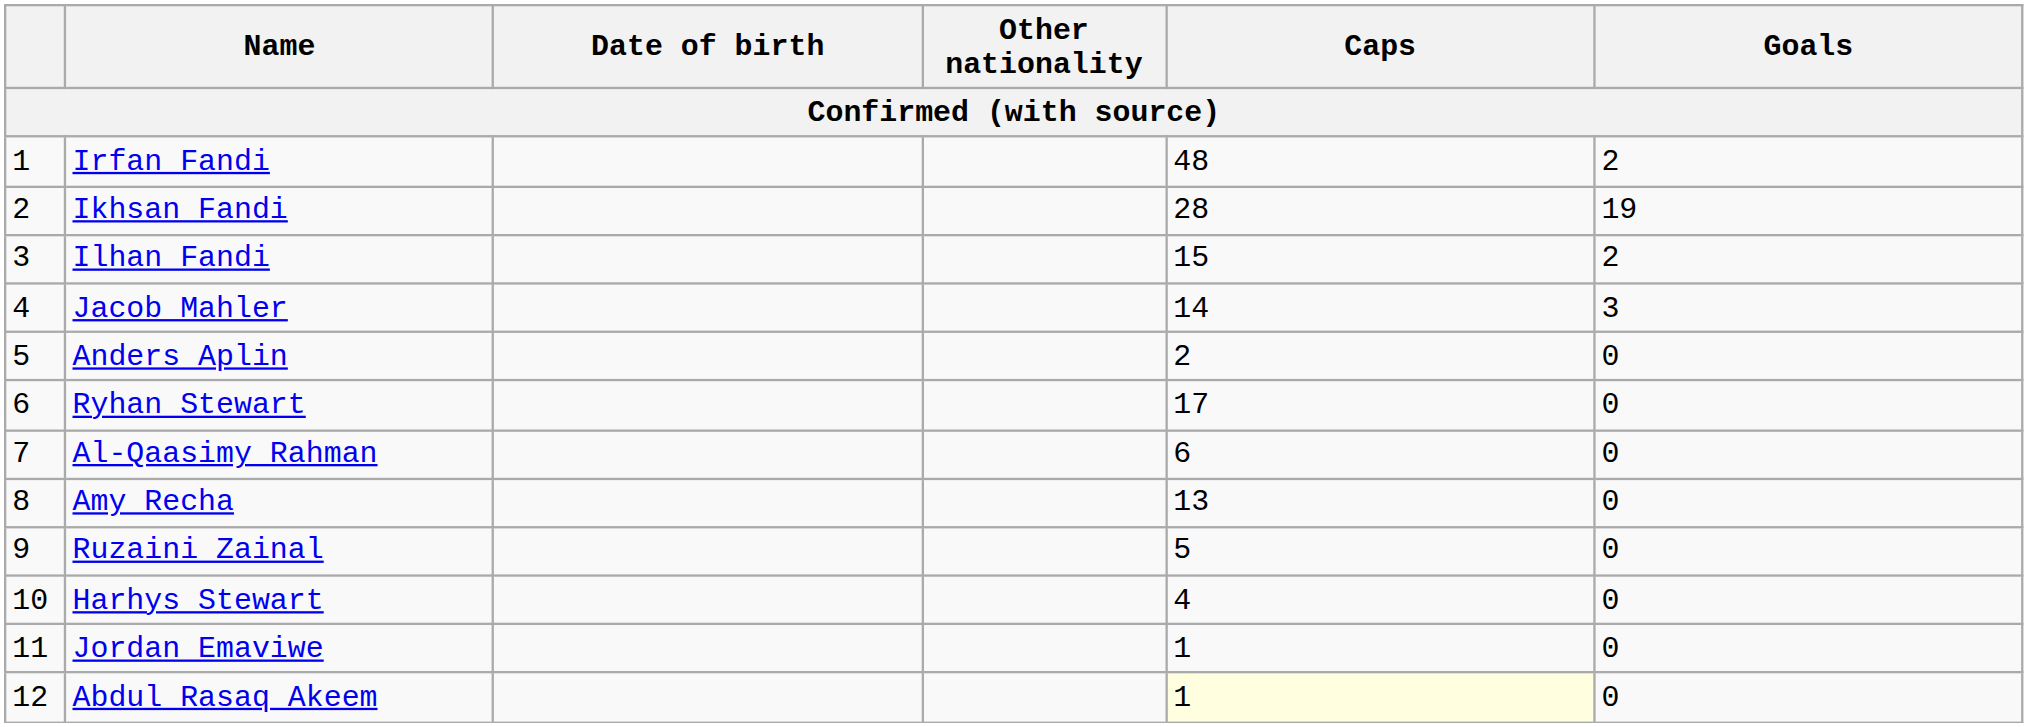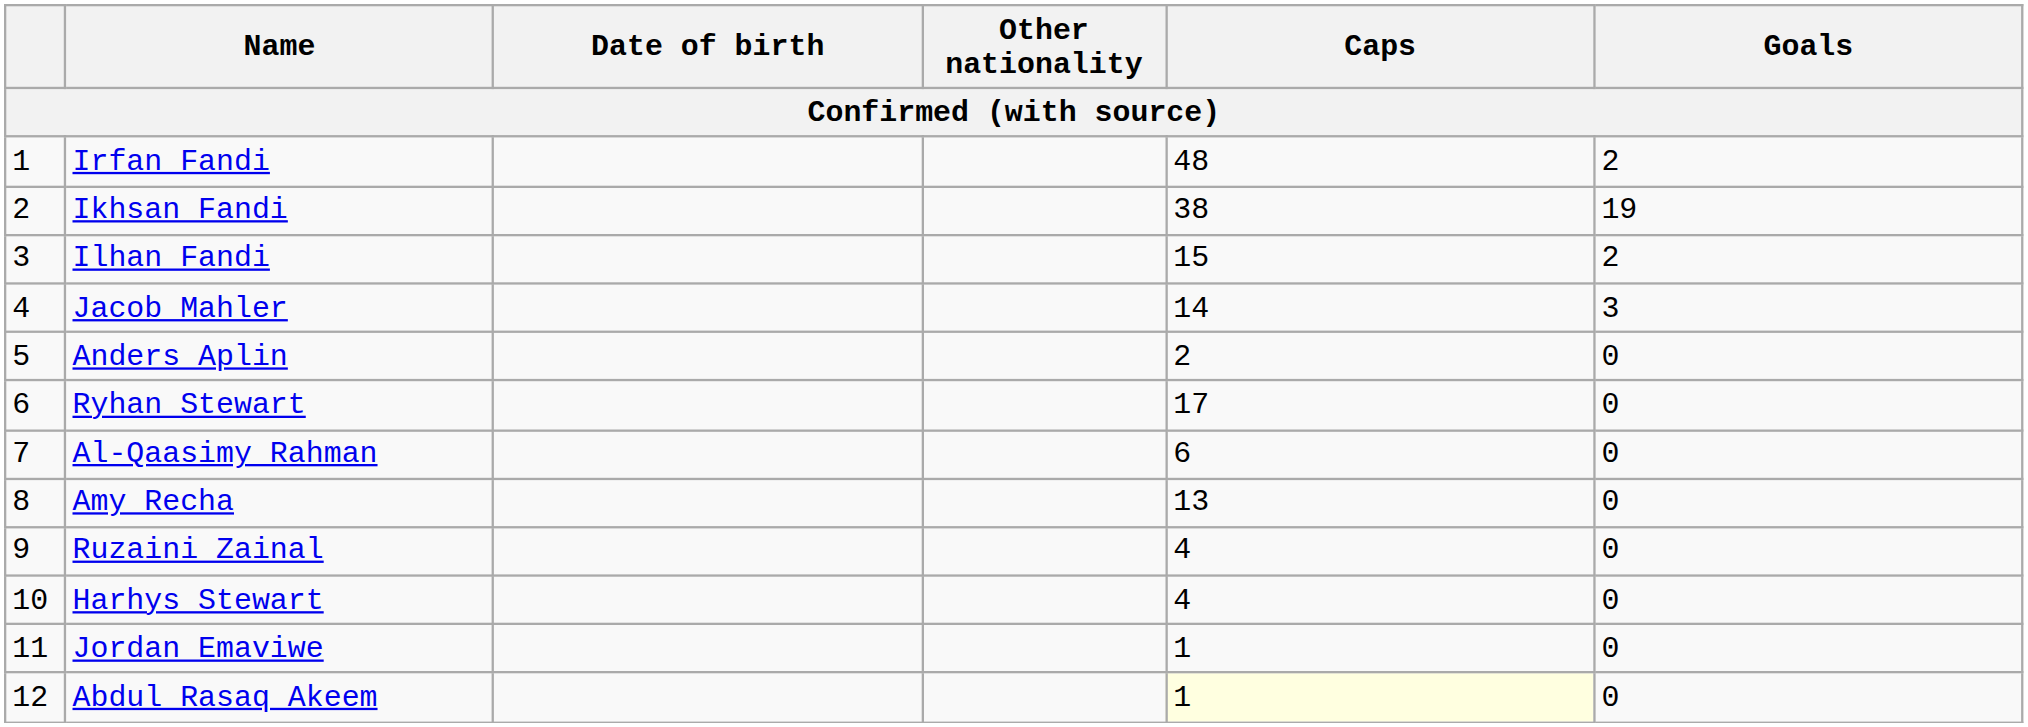(1191, 210) 28 -> (1191, 210) 38
(1182, 551) 5 -> (1182, 551) 4
